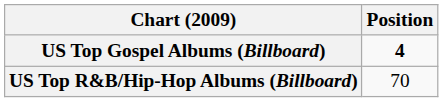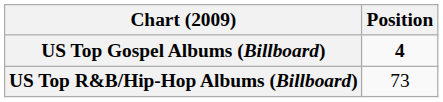(400, 81) 70 -> (400, 81) 73
